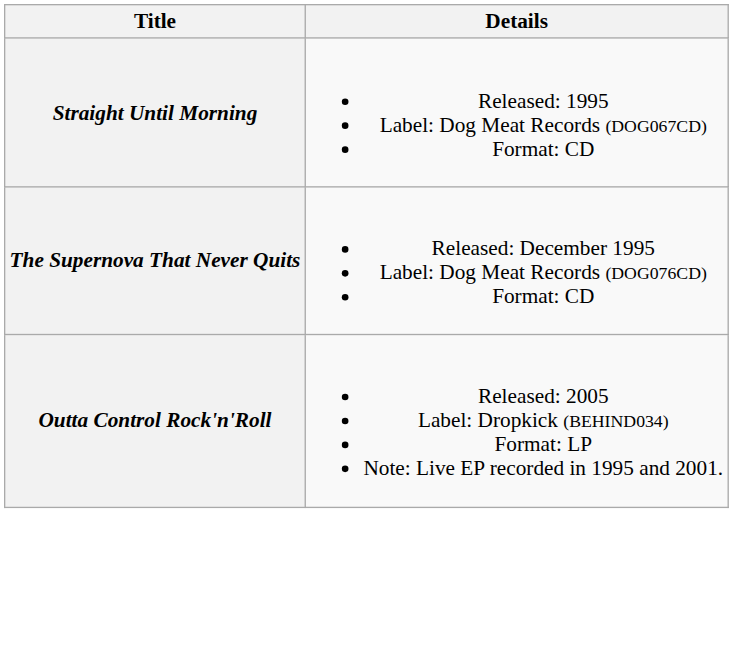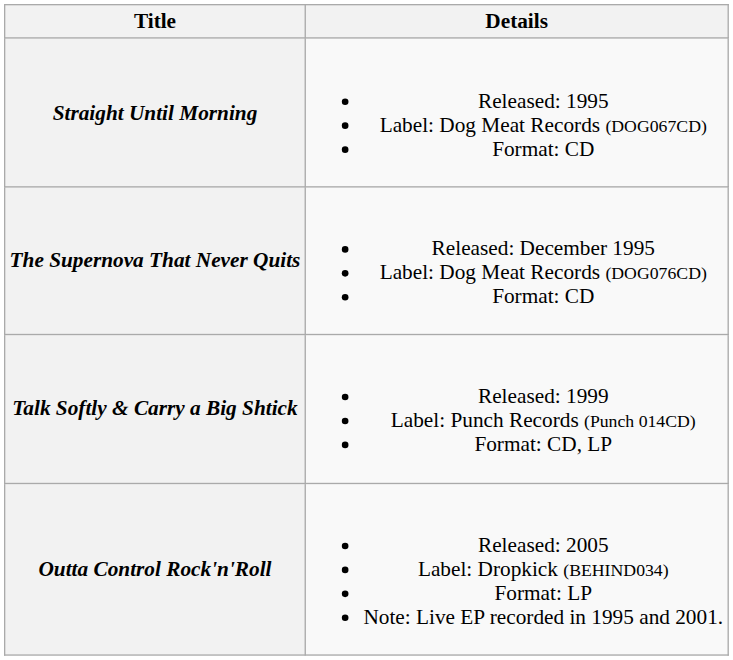+ row: (155, 408)
